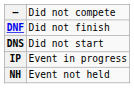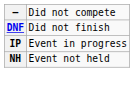- row: (15, 44)
